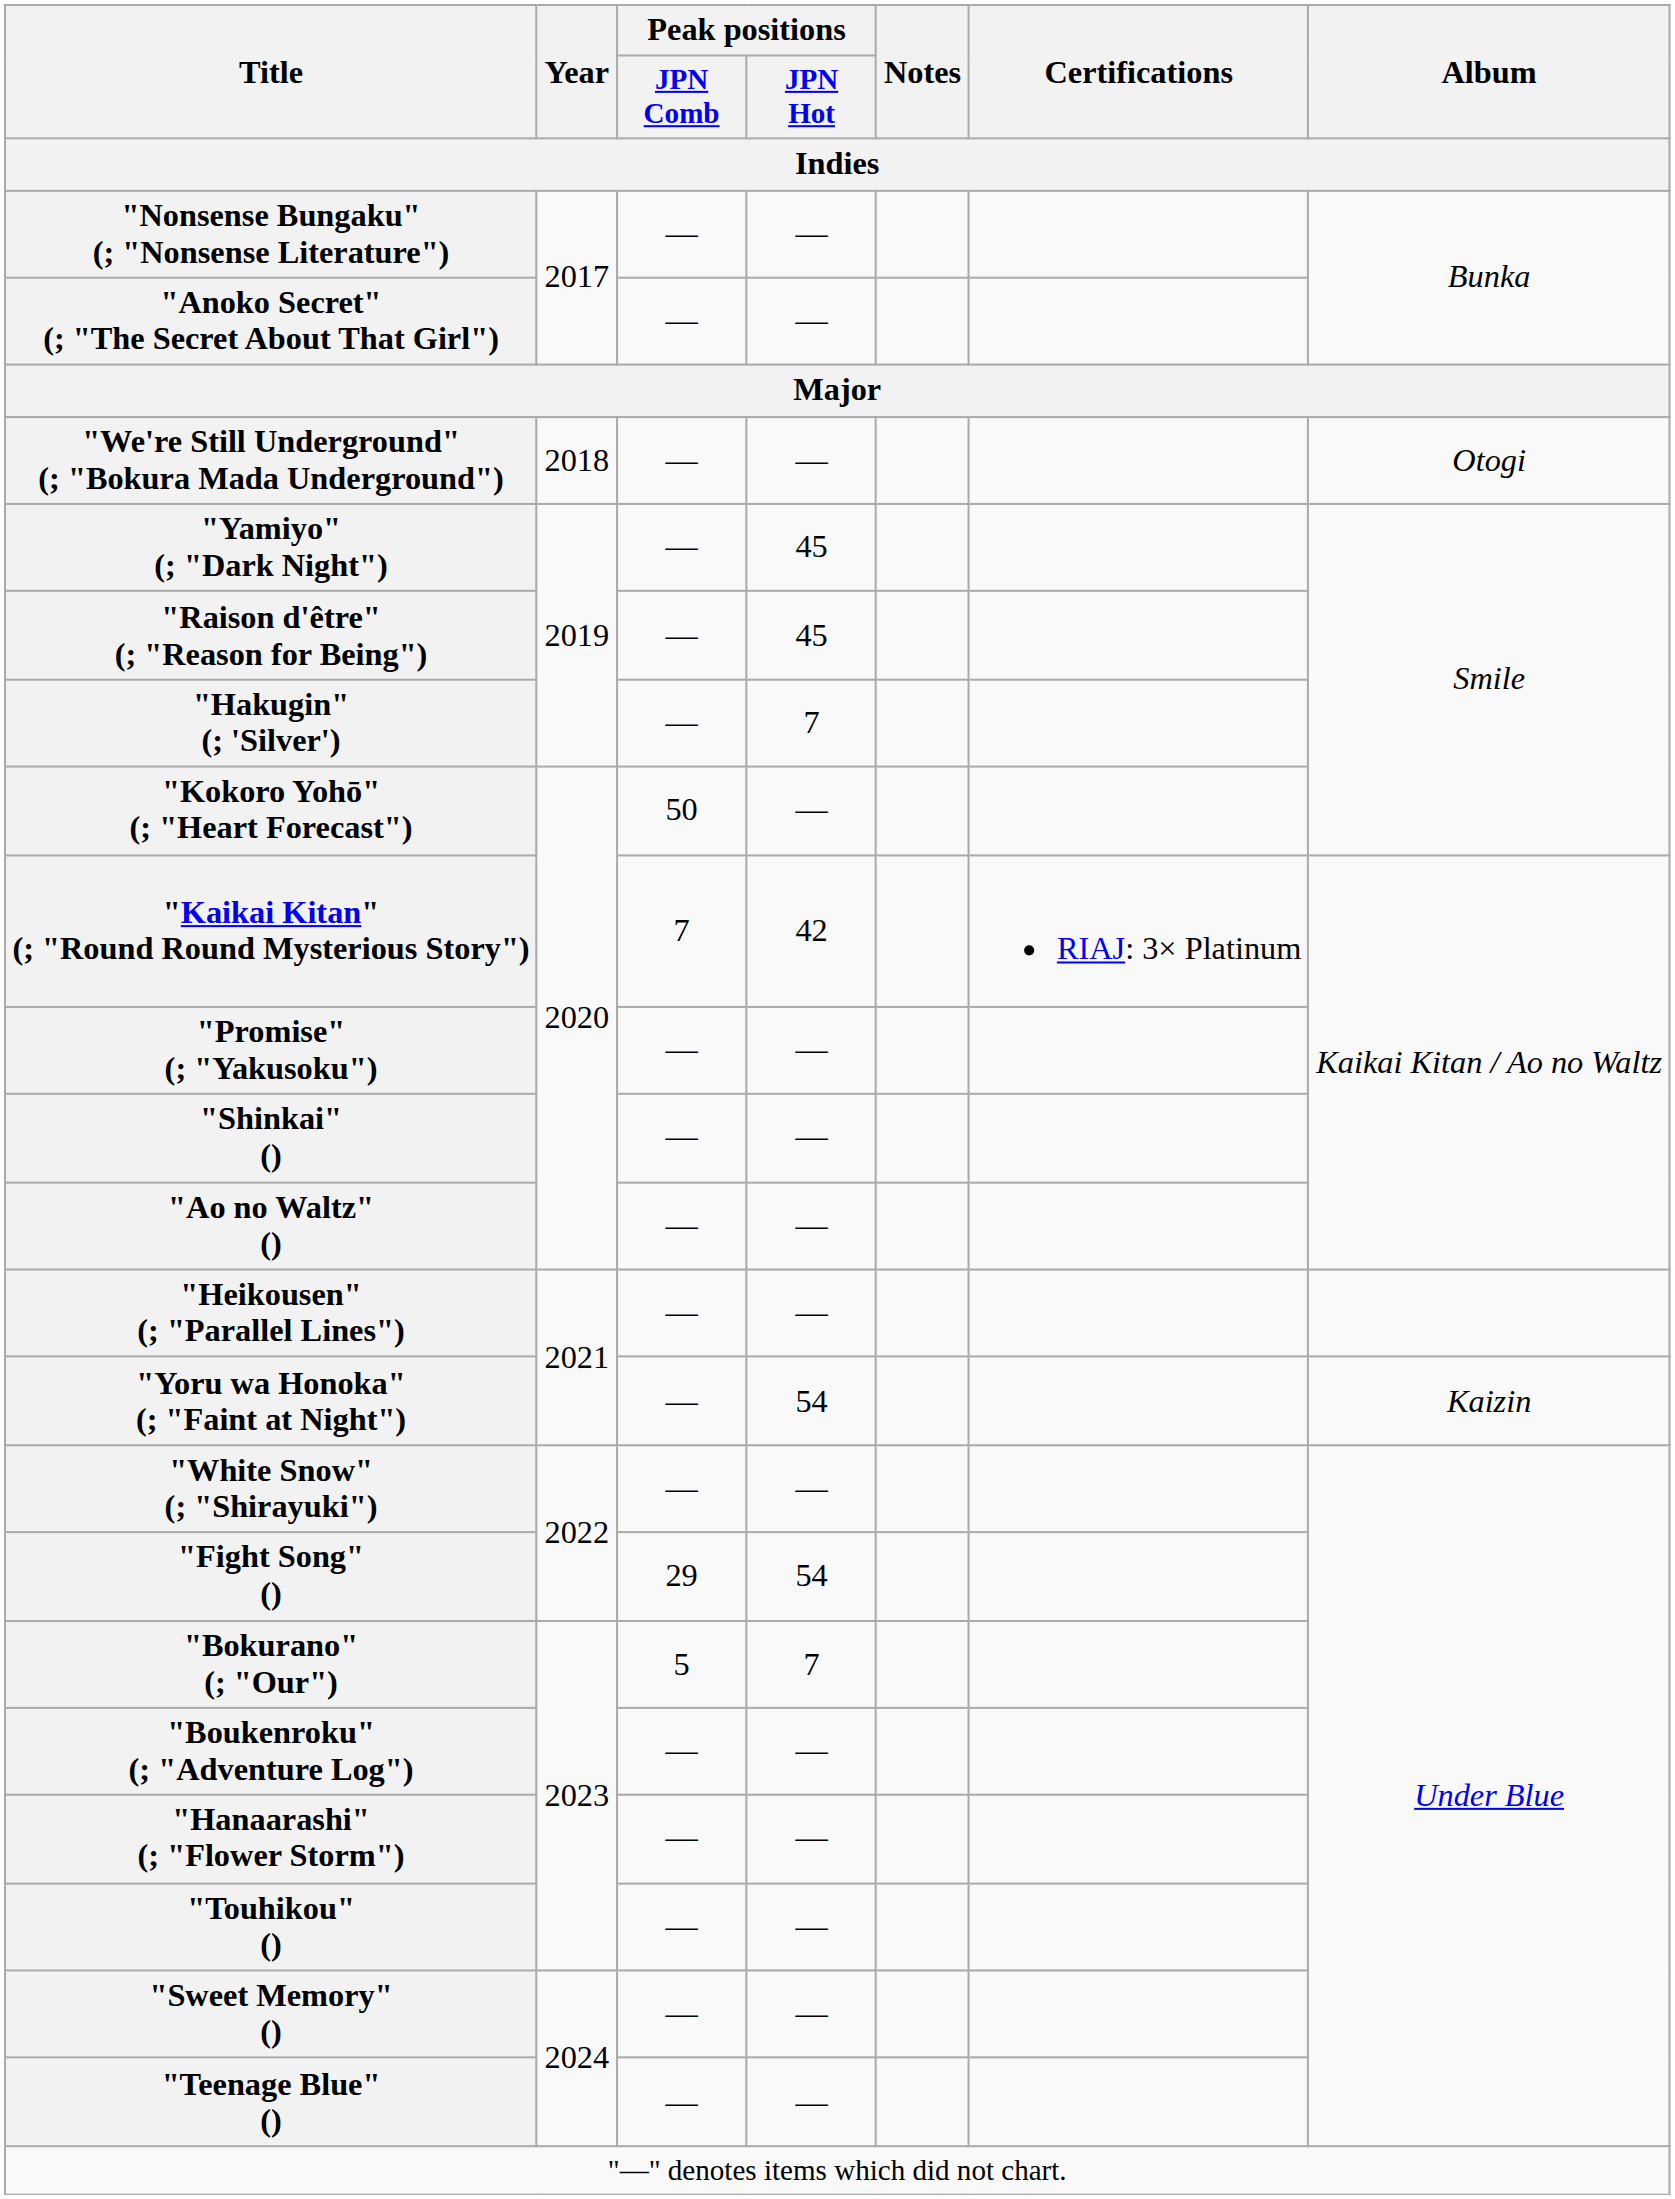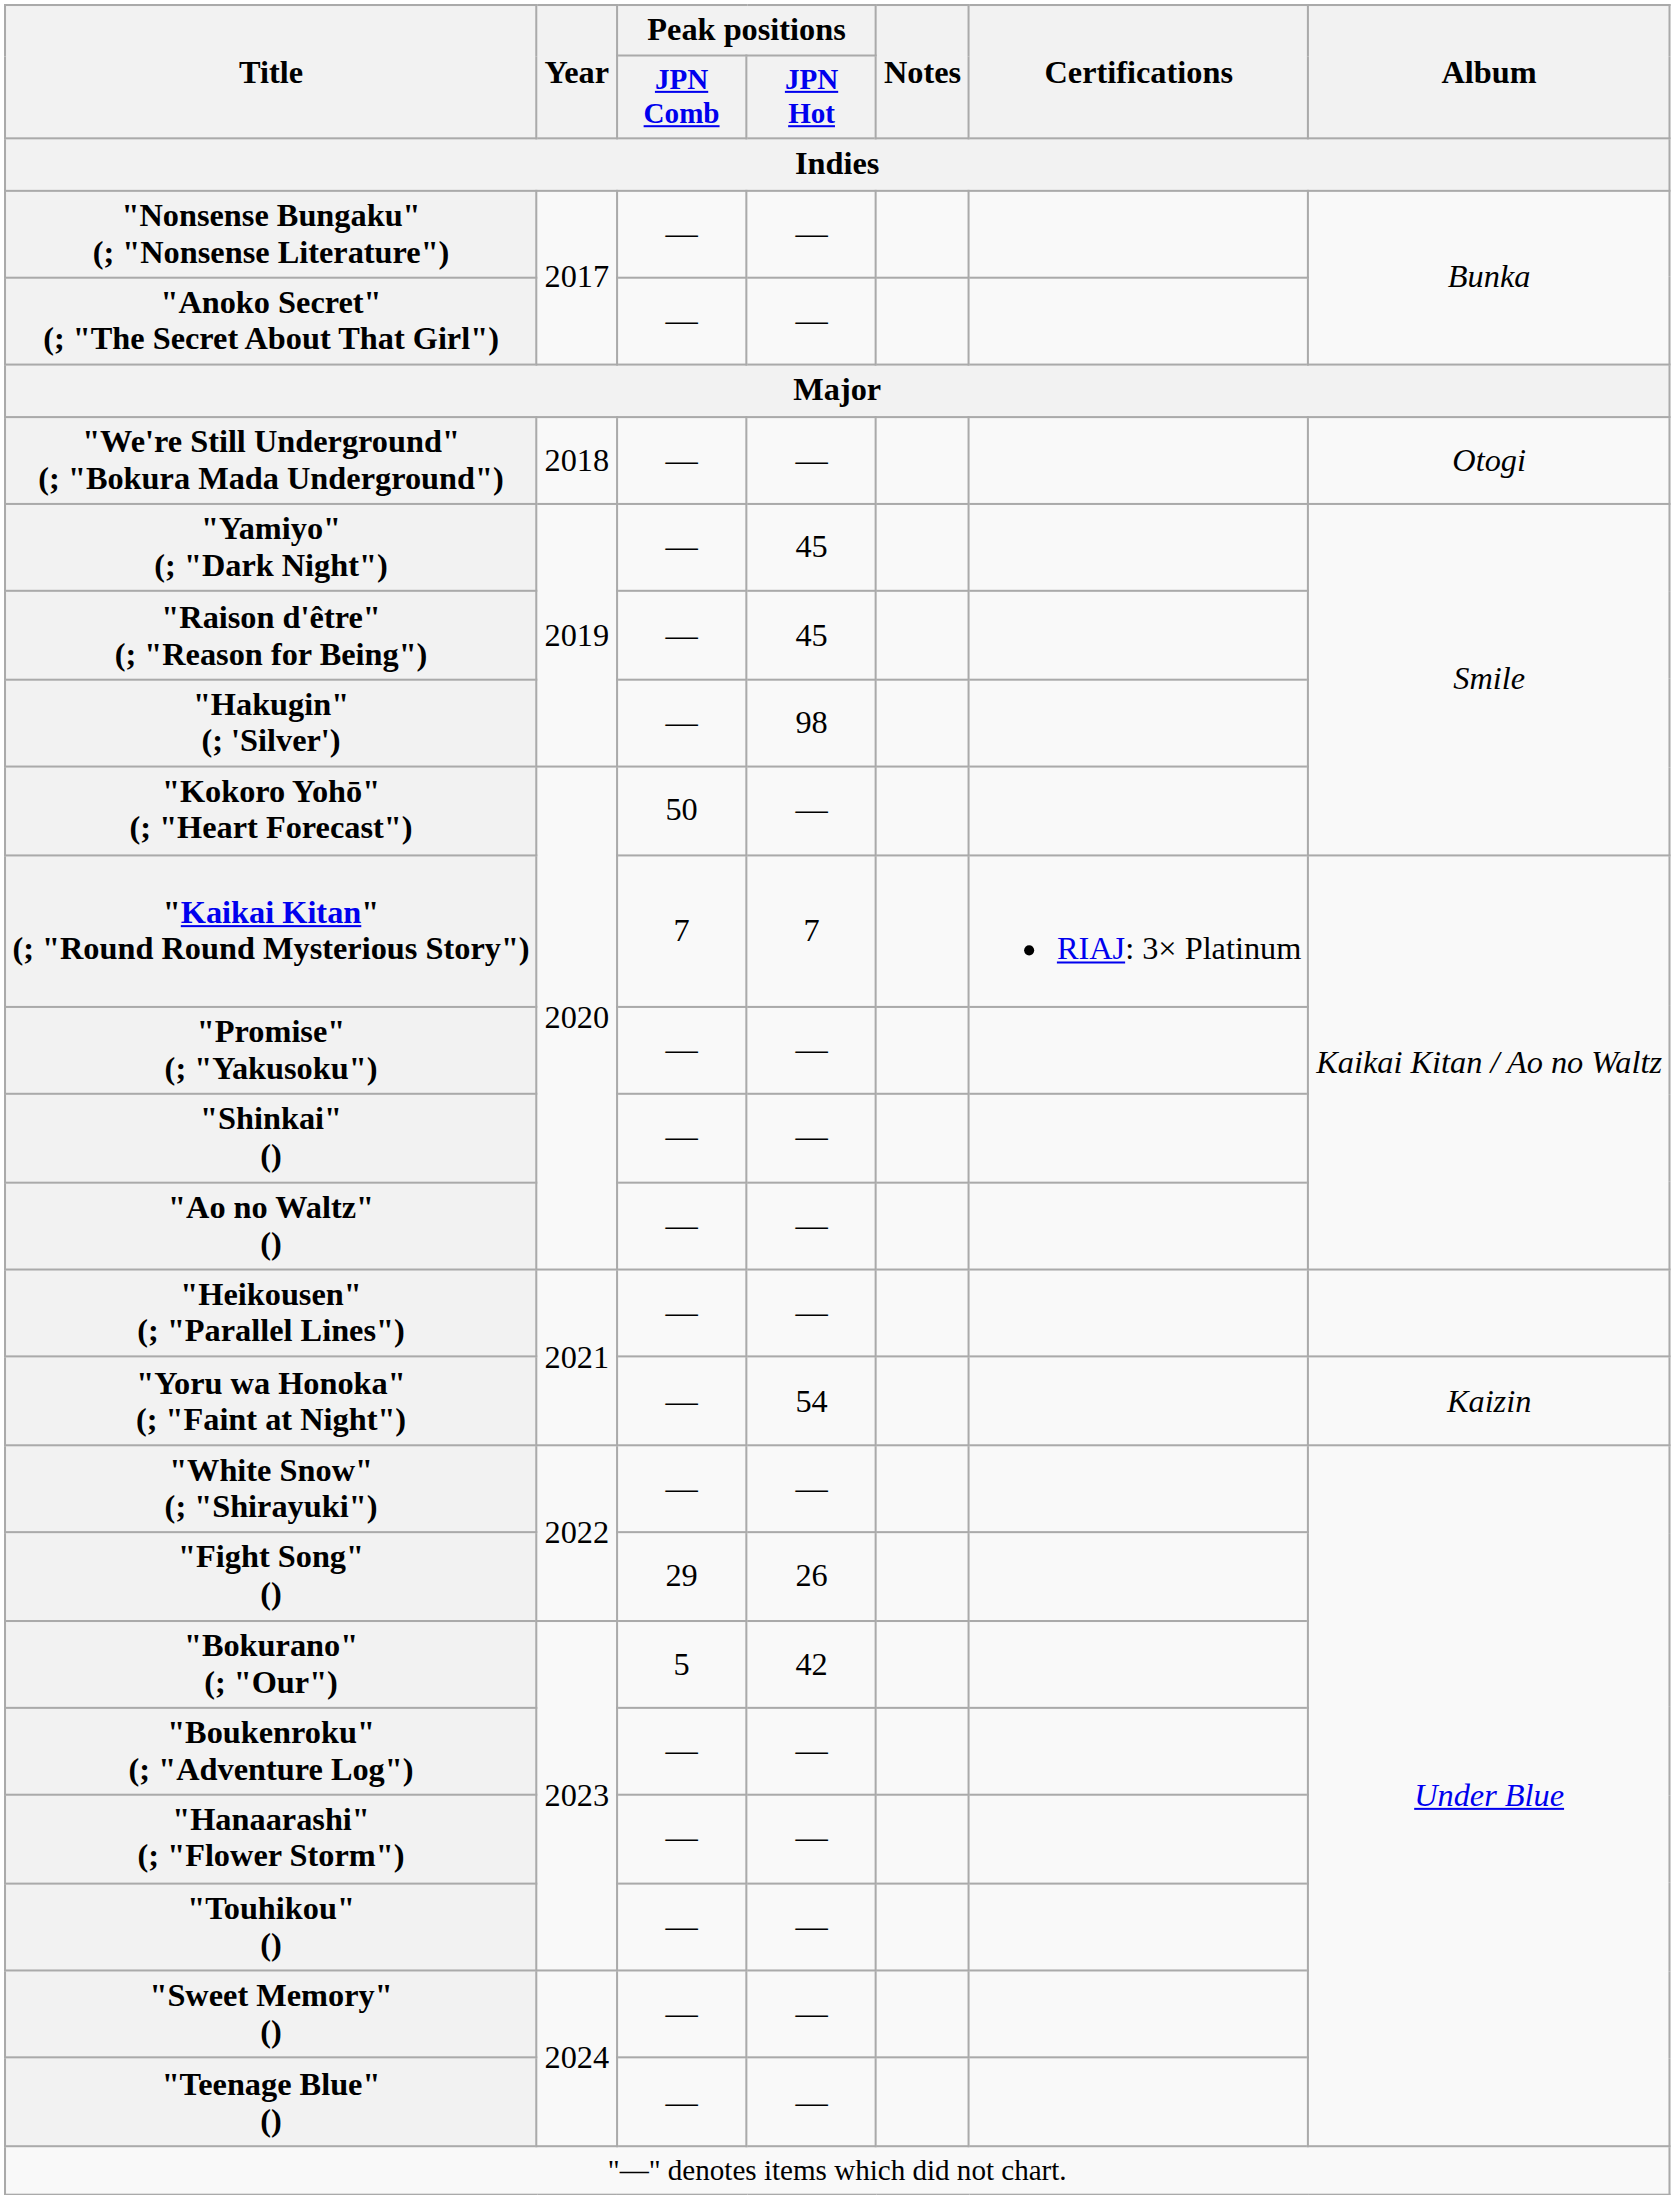(812, 722) 7 -> (812, 722) 98
(812, 930) 42 -> (812, 930) 7
(812, 1575) 54 -> (812, 1575) 26
(812, 1663) 7 -> (812, 1663) 42
